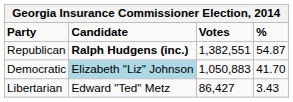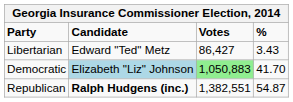rows swapped: (36, 50) <-> (35, 87)
(225, 69) no background -> (225, 69) lightgreen background
